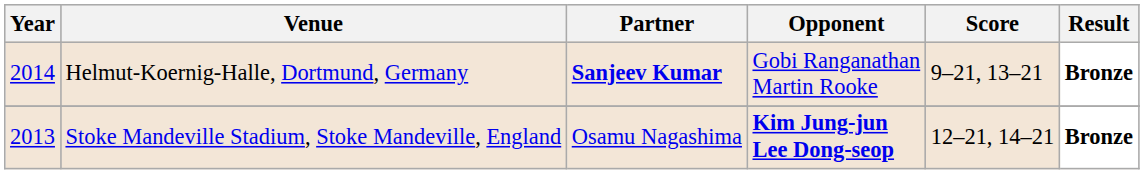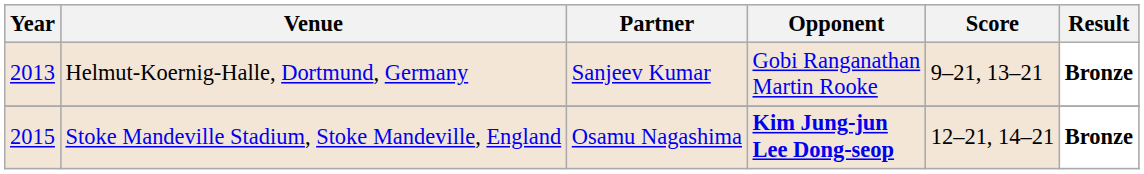(32, 73) 2014 -> (32, 73) 2013
(647, 73) bold -> (641, 73) normal
(32, 137) 2013 -> (32, 137) 2015
